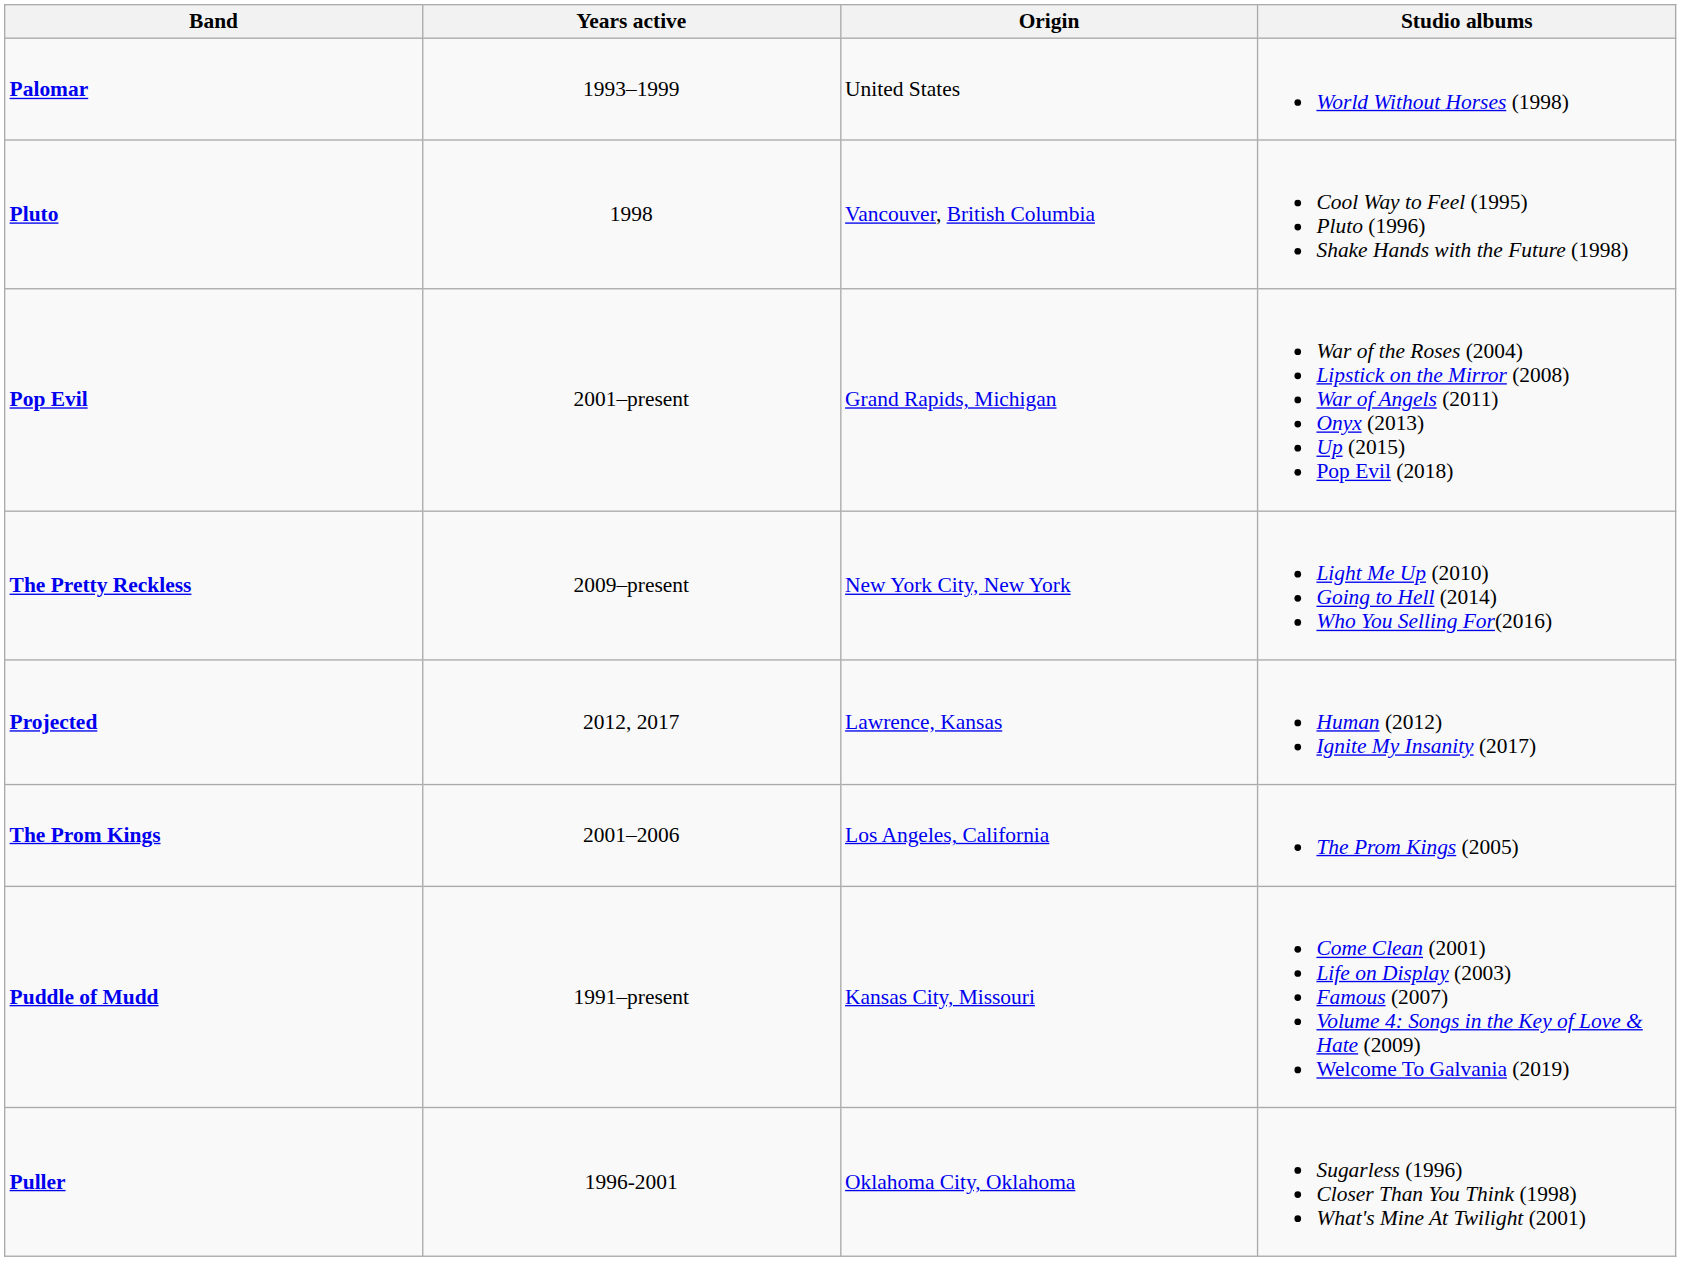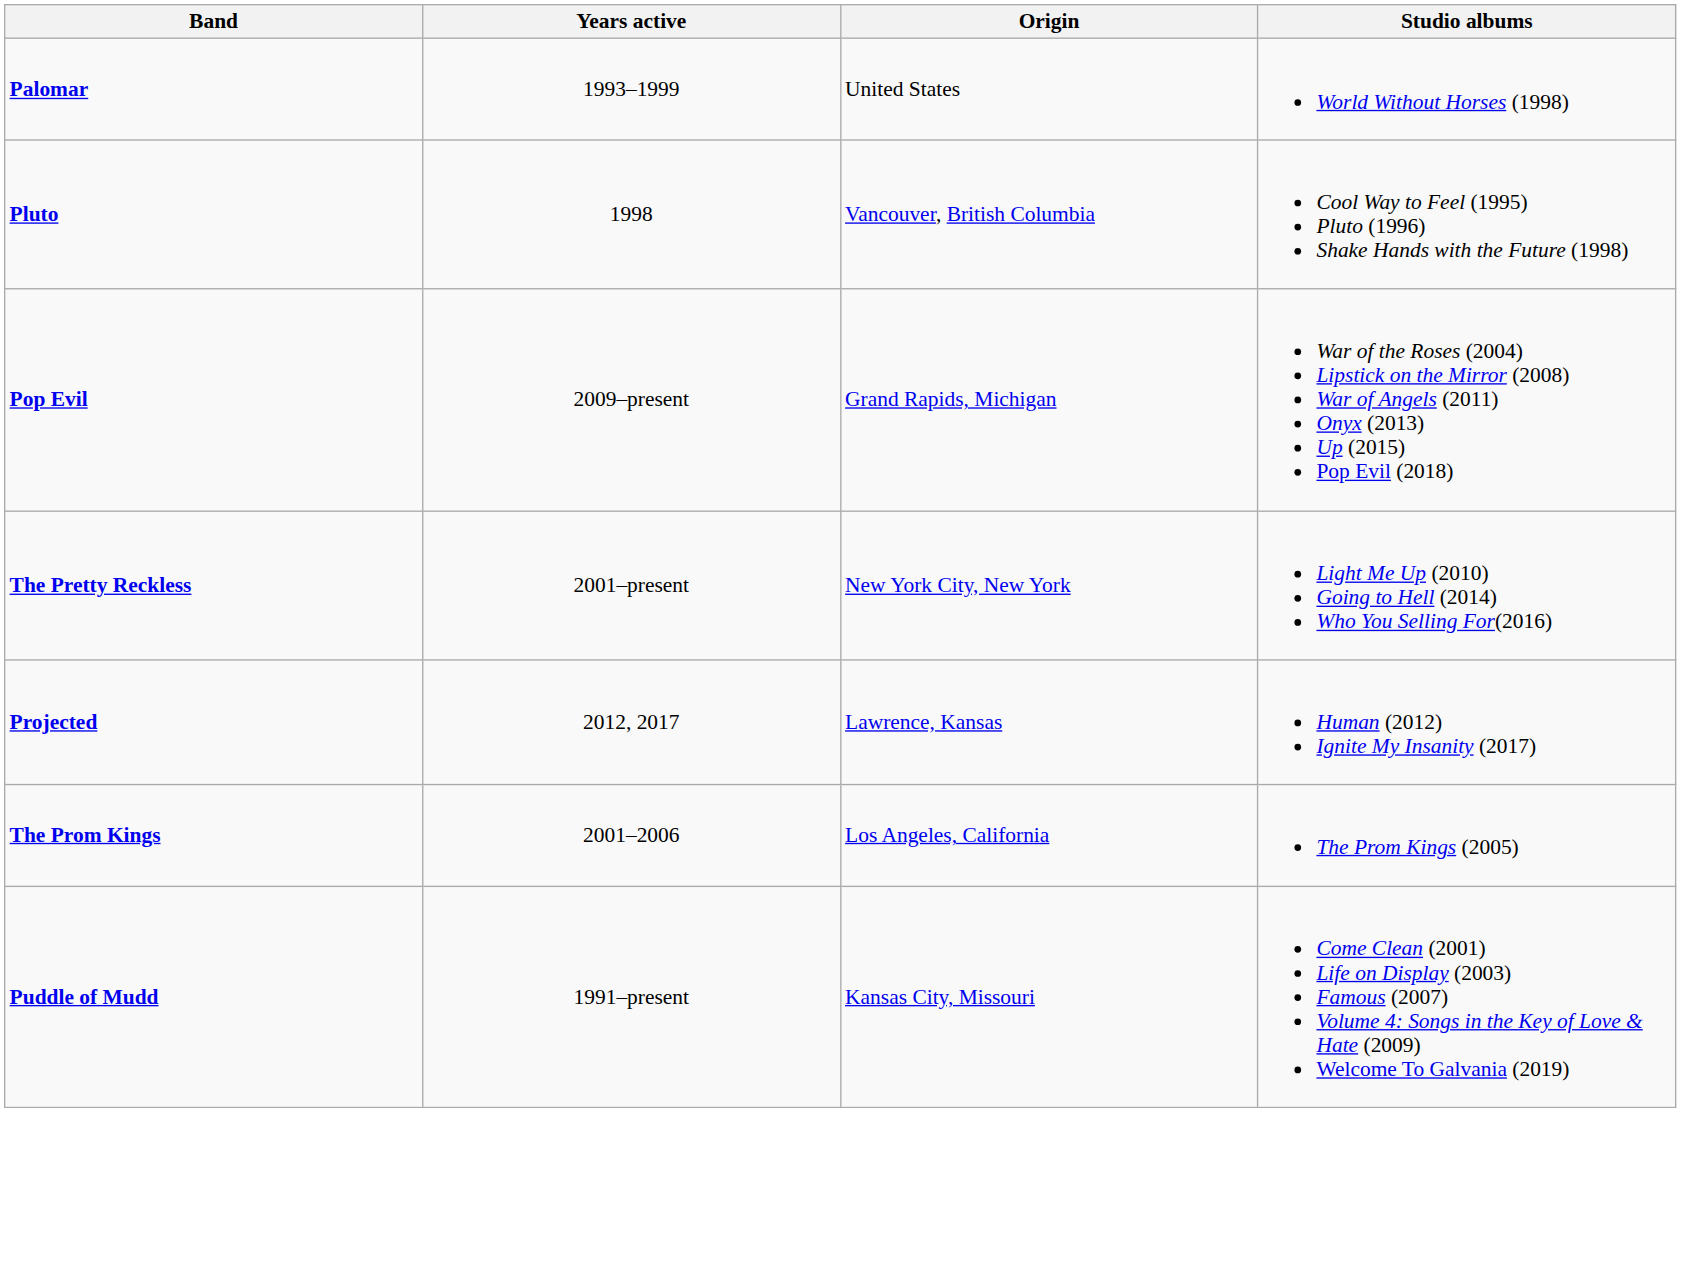(631, 399) 2001–present -> (631, 399) 2009–present
(631, 584) 2009–present -> (631, 584) 2001–present
- row: (38, 1181)
